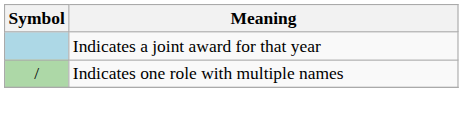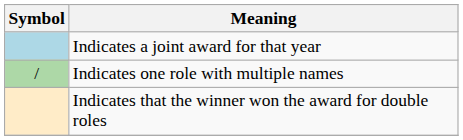+ row: (251, 111)
